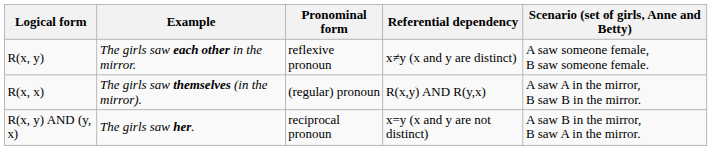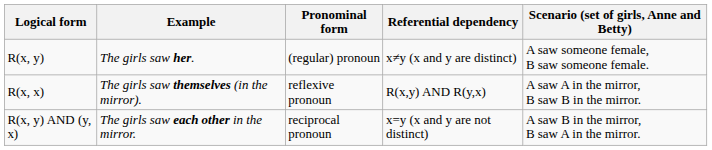(181, 57) The girls saw each other in the mirror. -> (147, 57) The girls saw her.
(311, 57) reflexive pronoun -> (334, 57) (regular) pronoun
(334, 92) (regular) pronoun -> (311, 92) reflexive pronoun
(147, 127) The girls saw her. -> (181, 127) The girls saw each other in the mirror.
